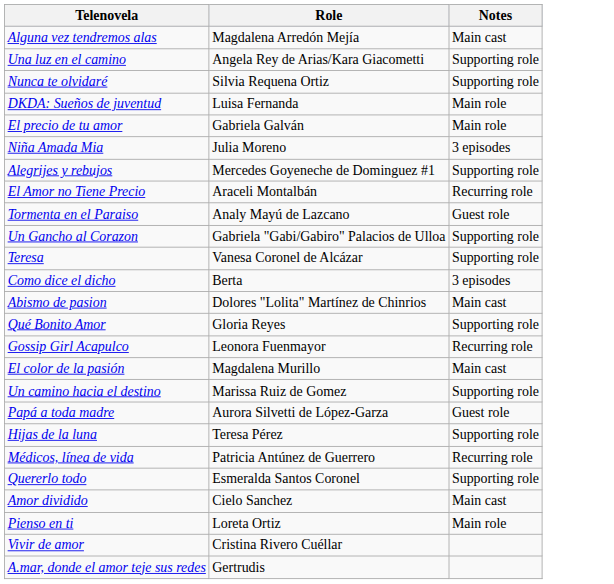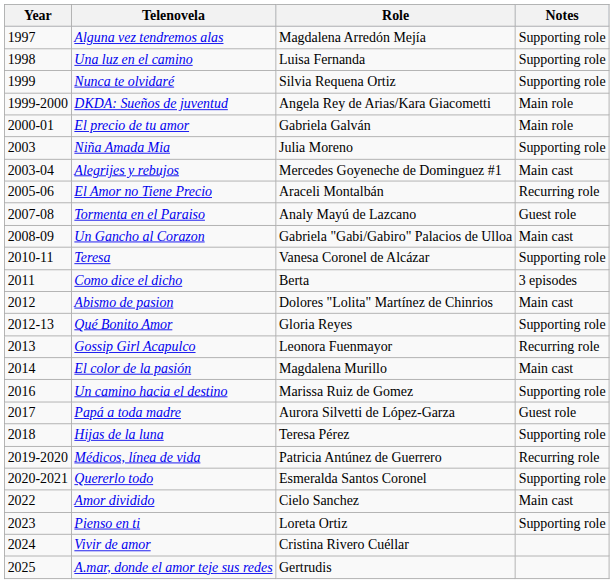+ column: (38, 15)
(479, 37) Main cast -> (562, 37) Supporting role
(318, 59) Angela Rey de Arias/Kara Giacometti -> (322, 59) Luisa Fernanda
(255, 103) Luisa Fernanda -> (385, 103) Angela Rey de Arias/Kara Giacometti
(481, 147) 3 episodes -> (562, 147) Supporting role
(495, 170) Supporting role -> (546, 170) Main cast
(495, 236) Supporting role -> (546, 236) Main cast
(479, 523) Main role -> (562, 523) Supporting role
